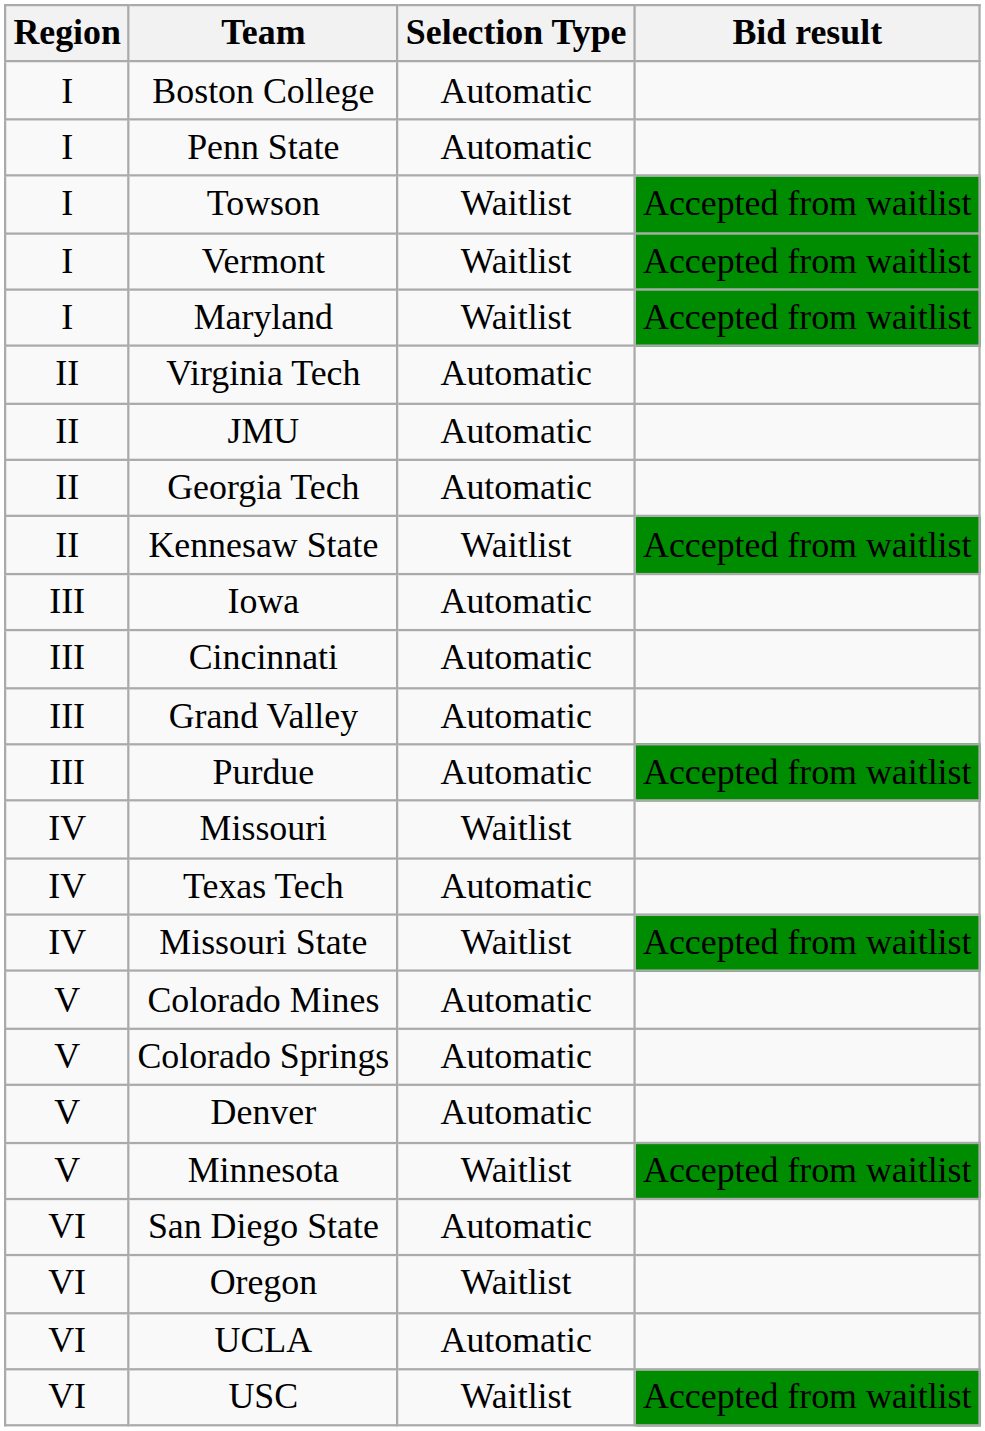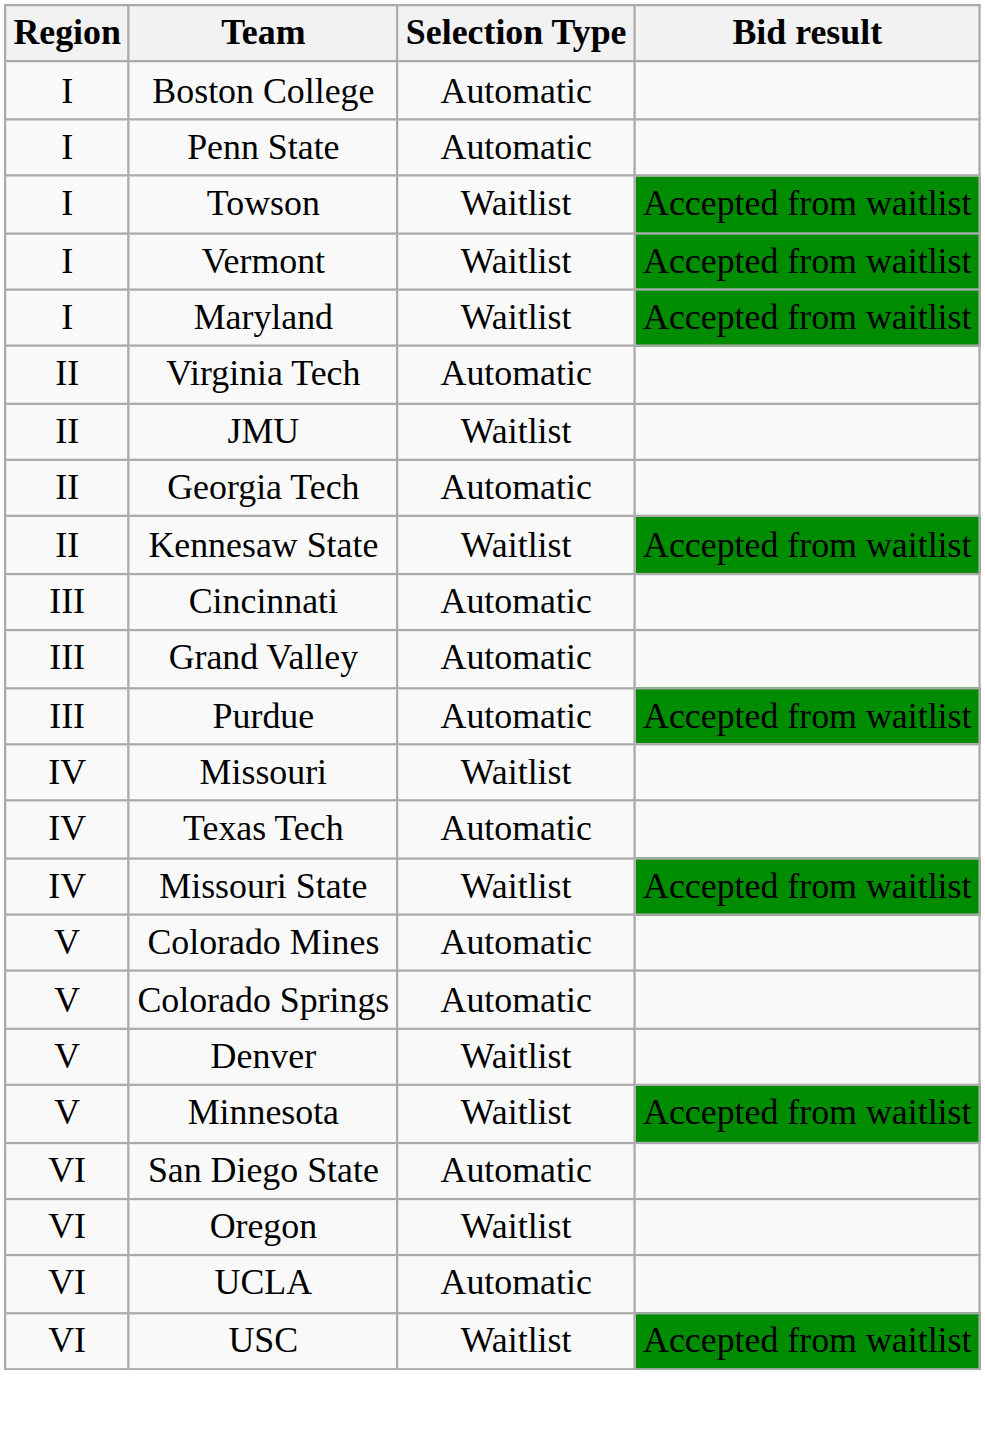(516, 430) Automatic -> (516, 430) Waitlist
- row: (263, 601)
(516, 1112) Automatic -> (516, 1056) Waitlist
